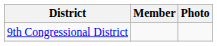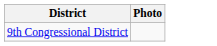- column: (154, 13)
